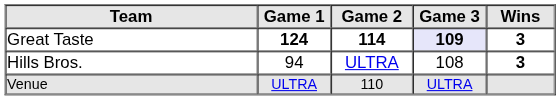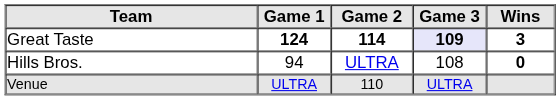(520, 62) 3 -> (520, 62) 0
